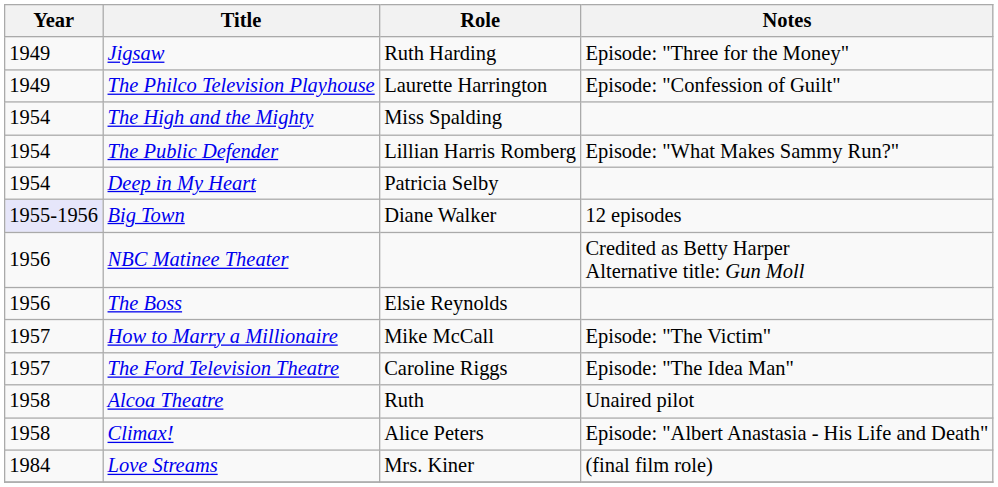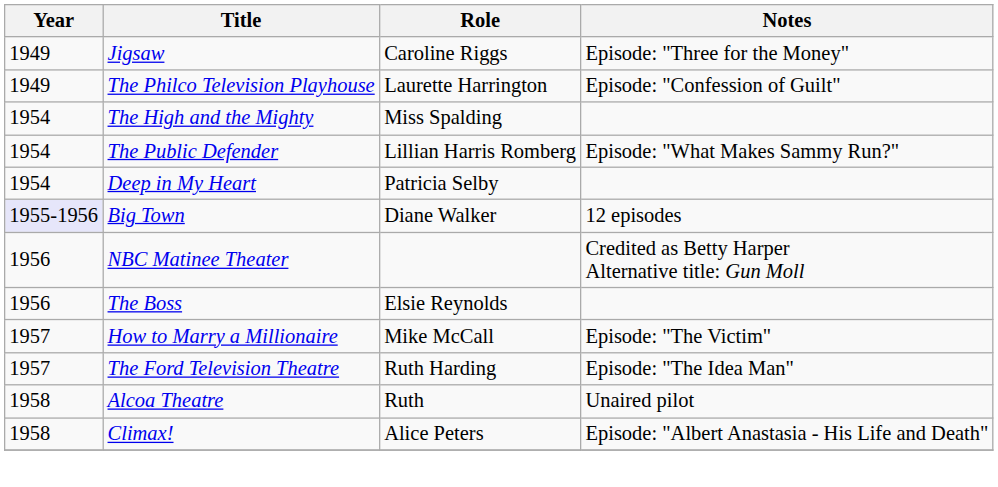(440, 53) Ruth Harding -> (446, 53) Caroline Riggs
(446, 368) Caroline Riggs -> (440, 368) Ruth Harding
- row: (163, 466)
